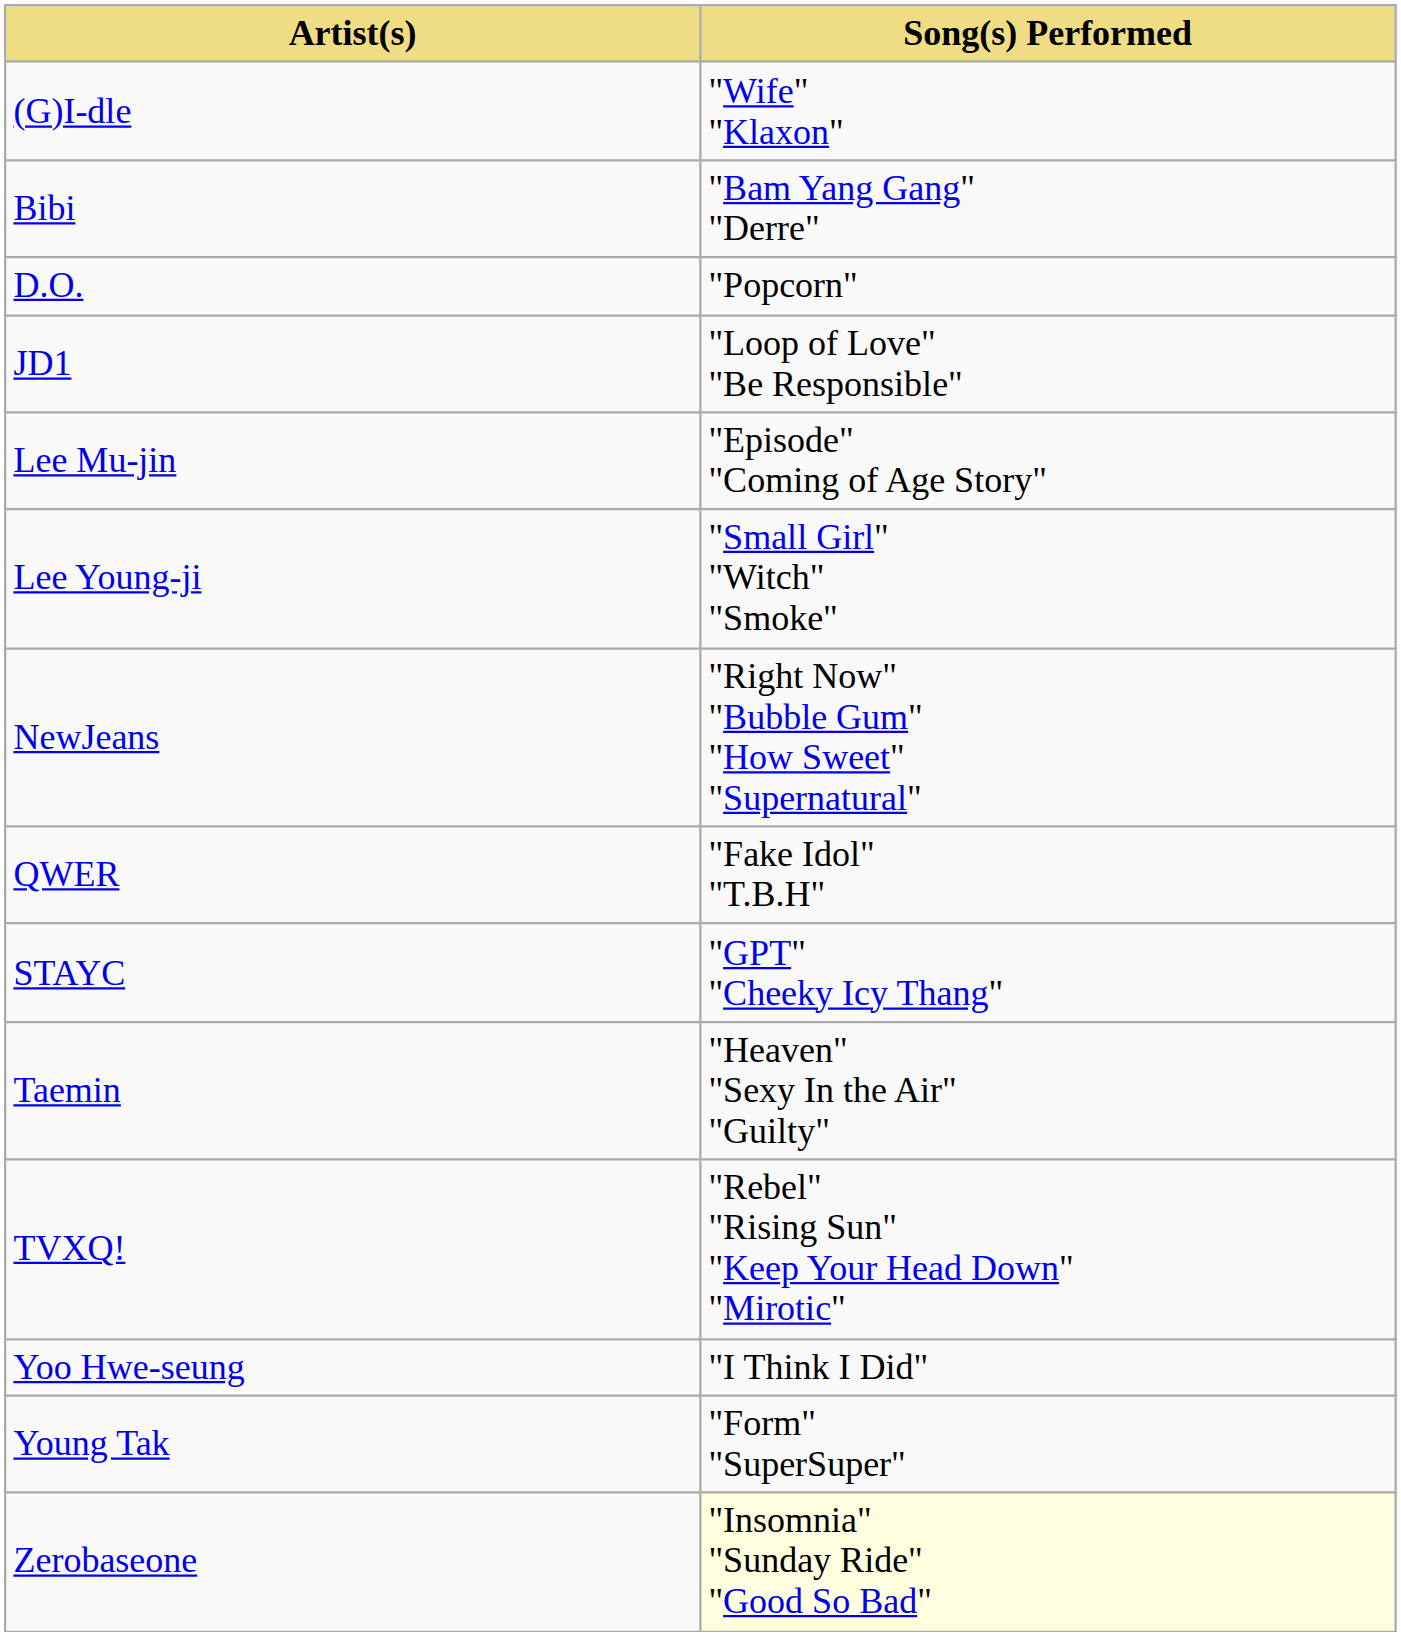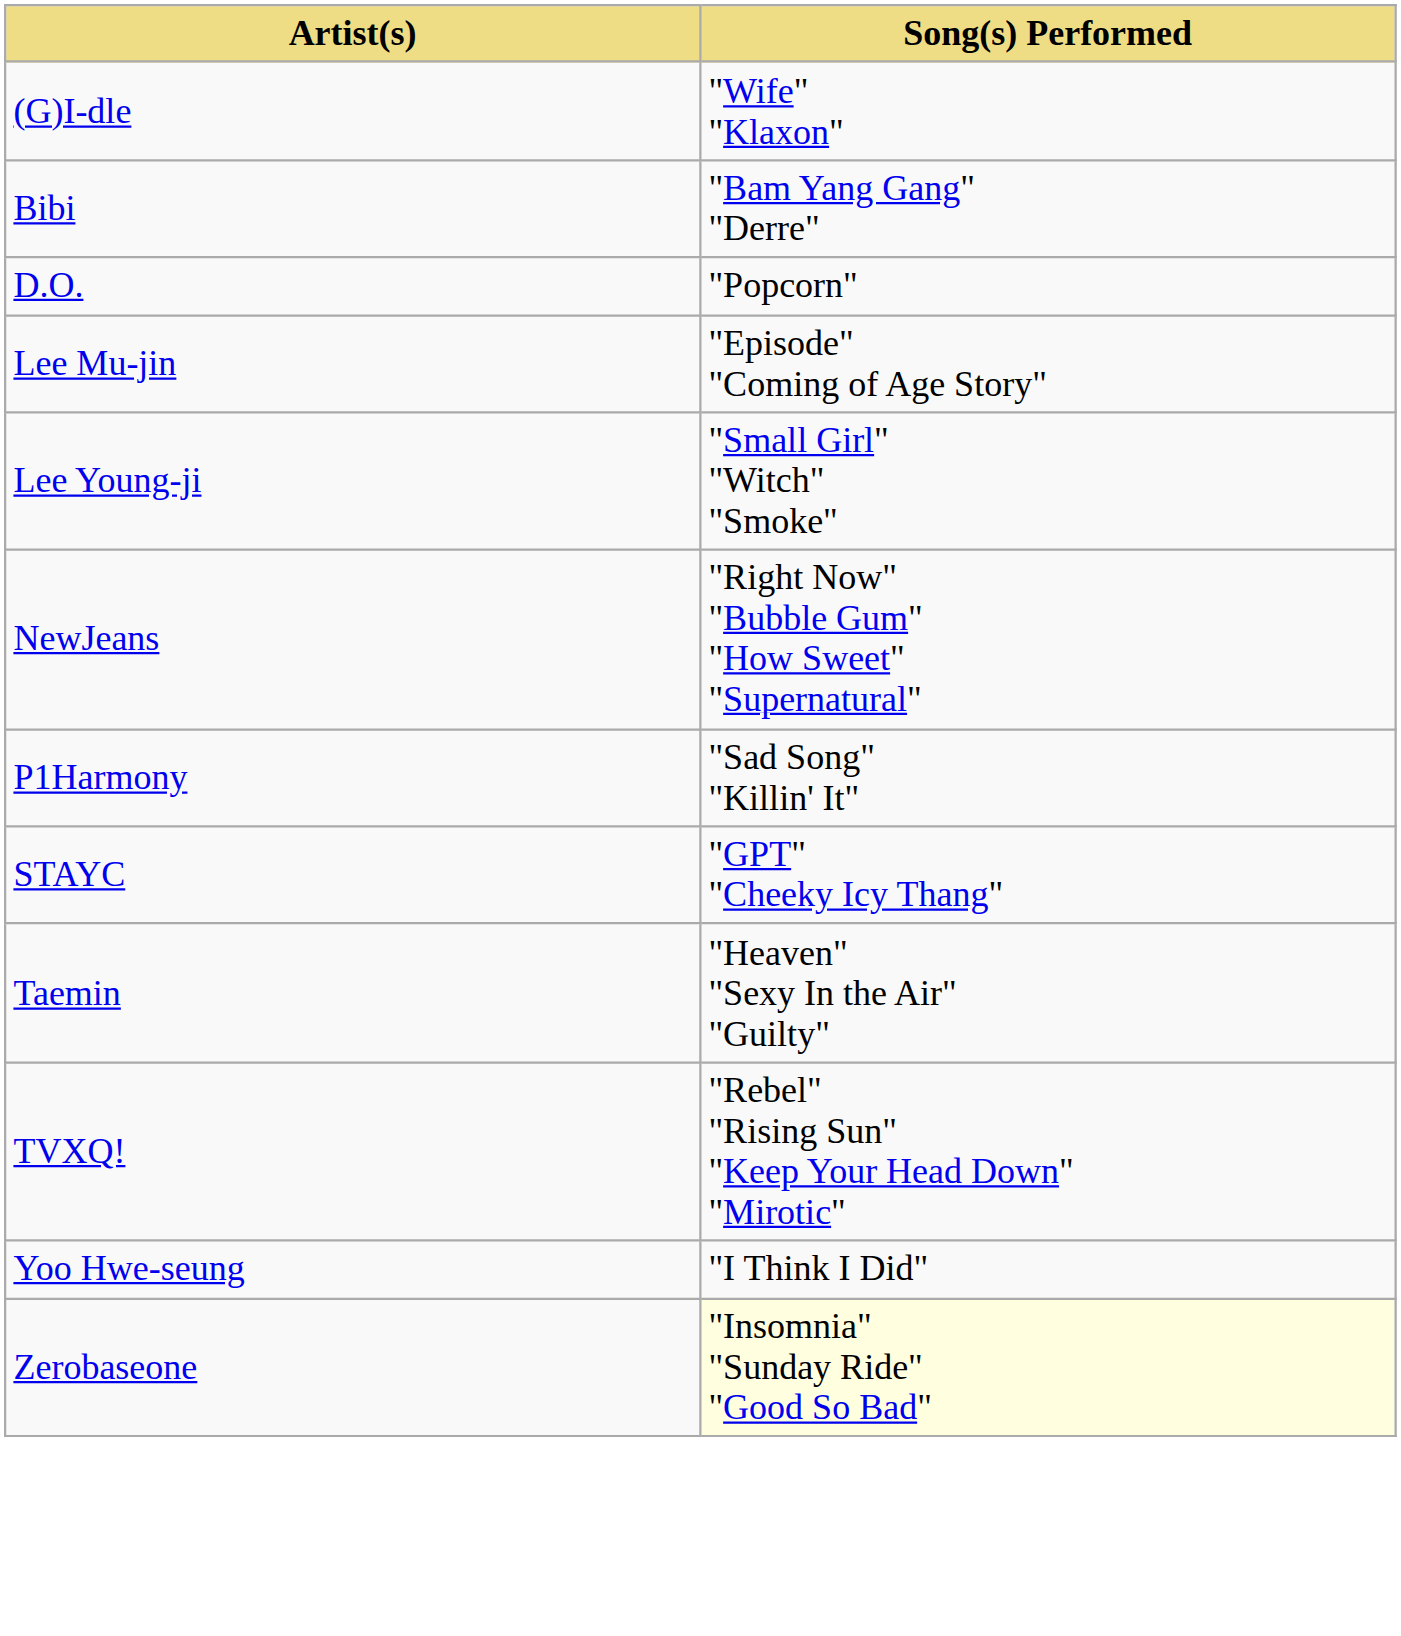- row: (42, 362)
+ row: (100, 776)
- row: (66, 874)
- row: (92, 1443)
